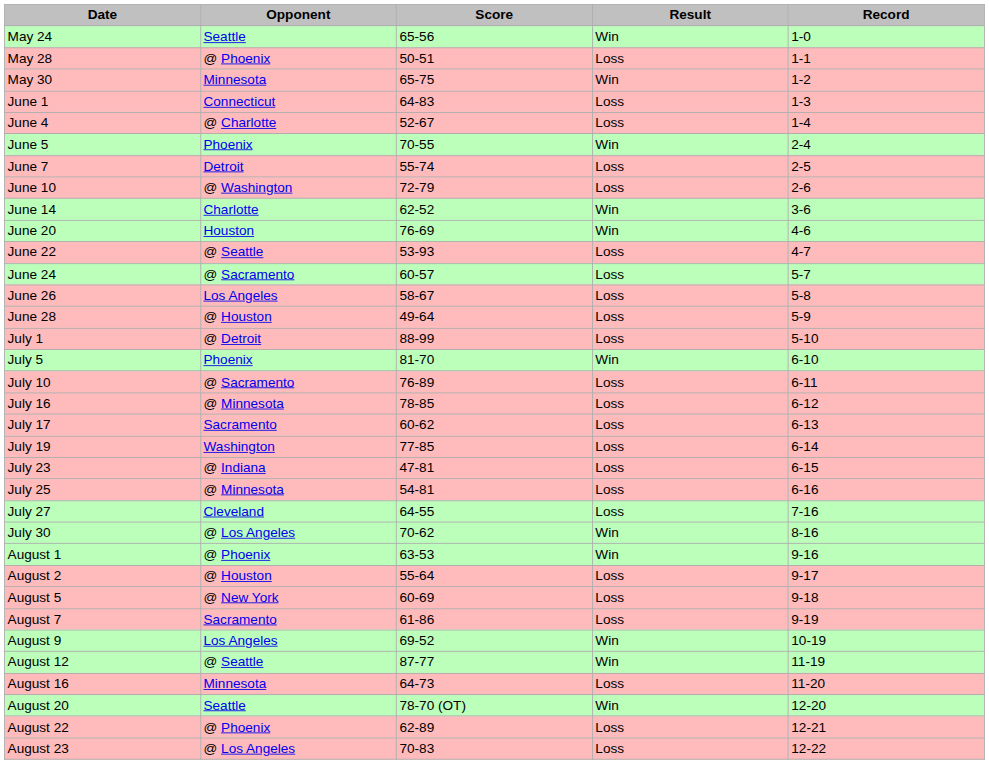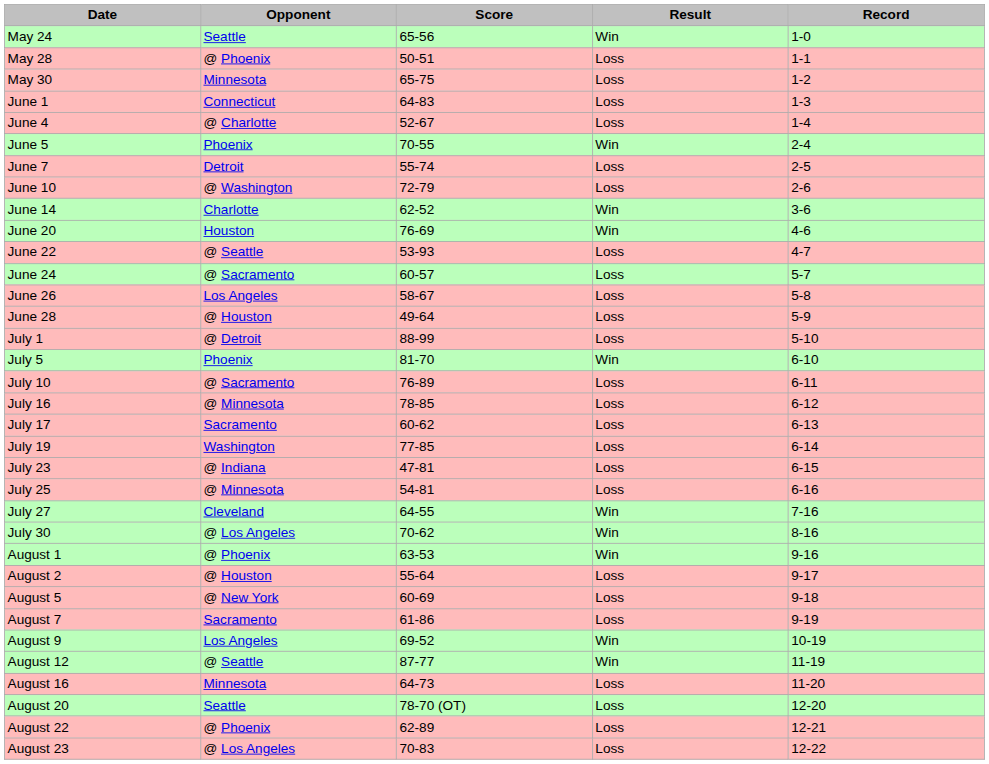(607, 79) Win -> (610, 79) Loss
(610, 511) Loss -> (607, 511) Win
(607, 705) Win -> (610, 705) Loss
